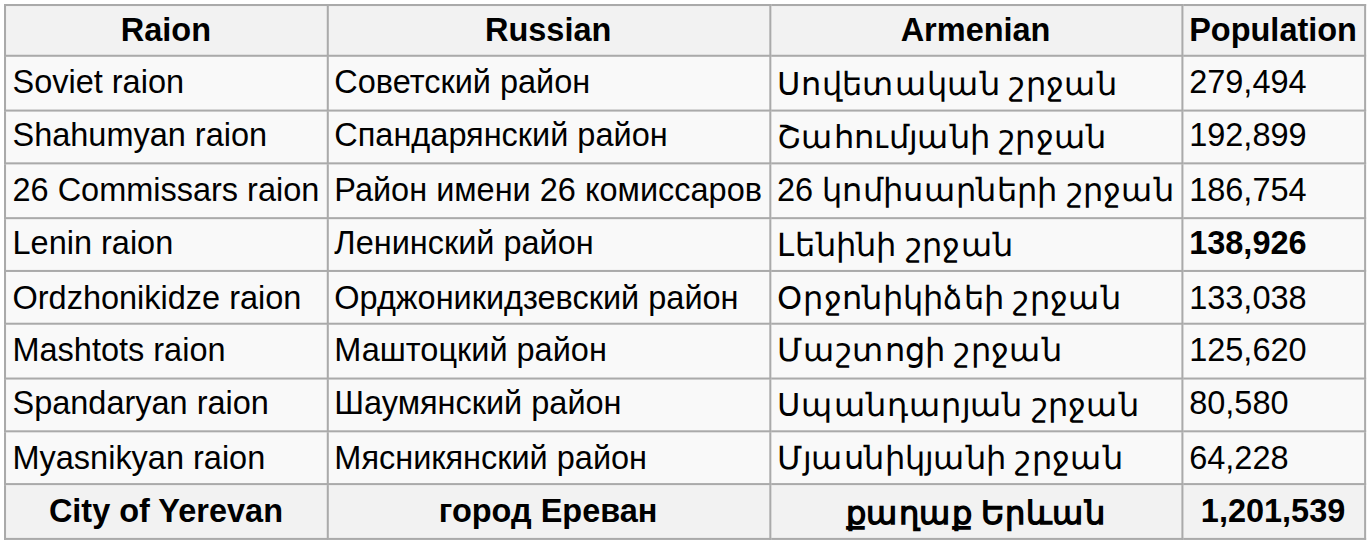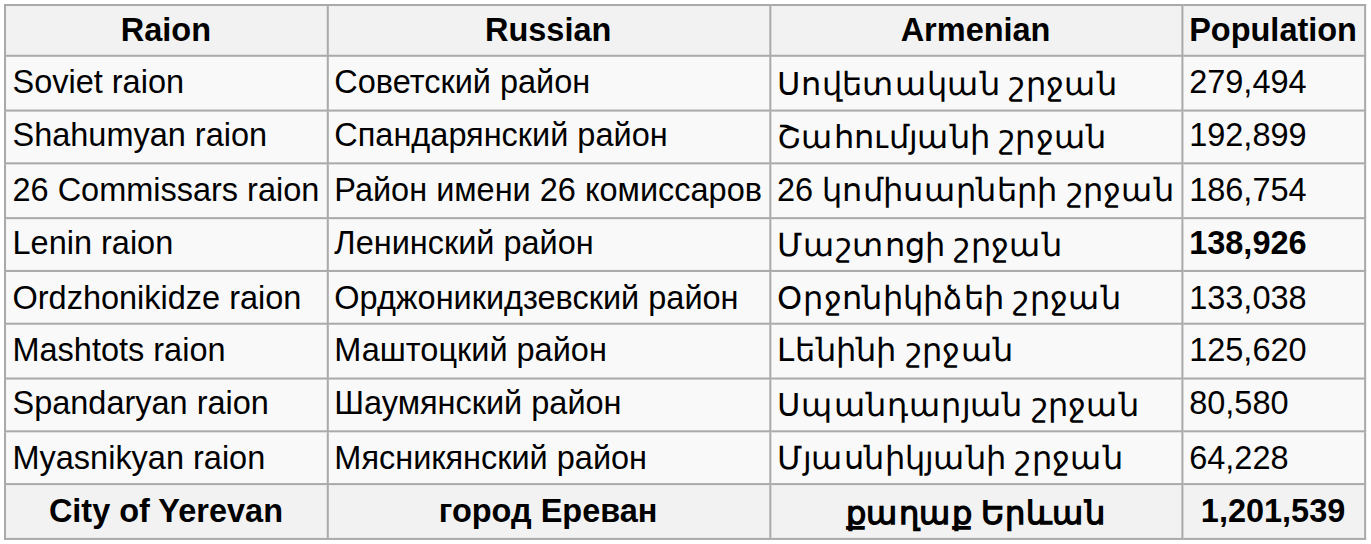(895, 244) Լենինի շրջան -> (920, 244) Մաշտոցի շրջան
(920, 351) Մաշտոցի շրջան -> (895, 351) Լենինի շրջան
